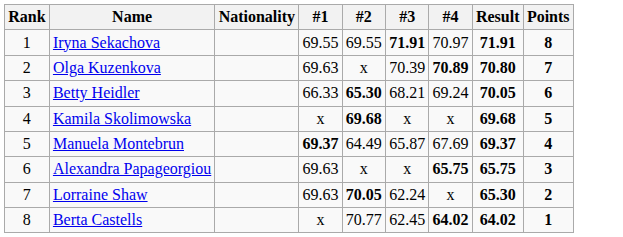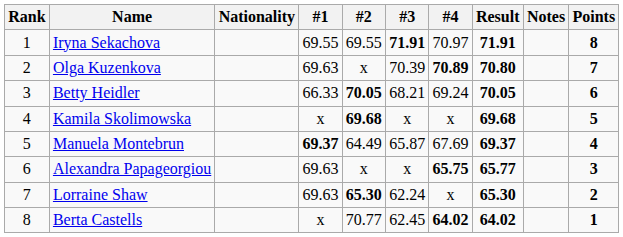+ column: (546, 17)
(364, 93) 65.30 -> (364, 93) 70.05
(498, 169) 65.75 -> (498, 169) 65.77
(364, 194) 70.05 -> (364, 194) 65.30
